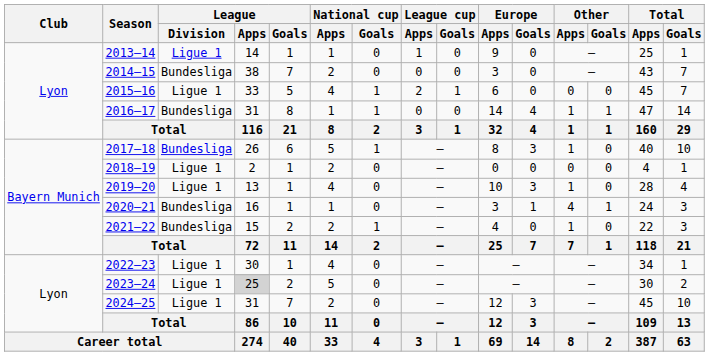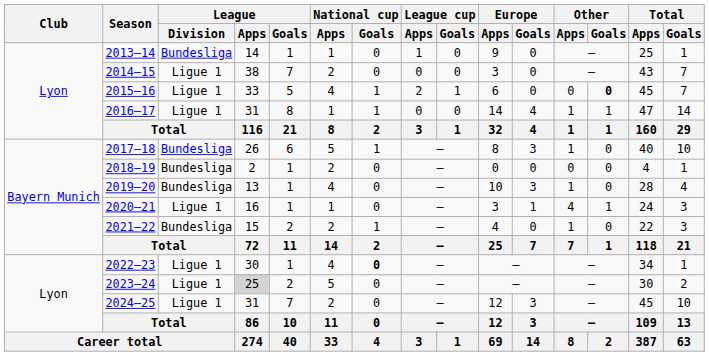(197, 53) Ligue 1 -> (197, 53) Bundesliga
(197, 72) Bundesliga -> (197, 72) Ligue 1
(609, 91) normal -> (609, 91) bold
(197, 110) Bundesliga -> (197, 110) Ligue 1
(197, 168) Ligue 1 -> (197, 168) Bundesliga
(197, 188) Ligue 1 -> (197, 188) Bundesliga
(197, 207) Bundesliga -> (197, 207) Ligue 1
(377, 265) normal -> (377, 265) bold
